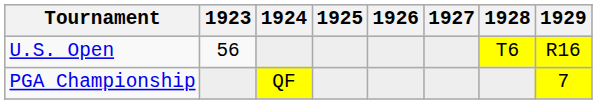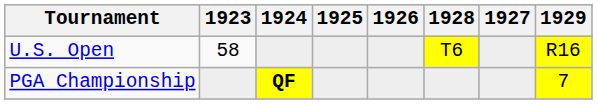columns swapped: (452, 21) <-> (507, 21)
(228, 52) 56 -> (228, 52) 58
(284, 83) normal -> (284, 83) bold
